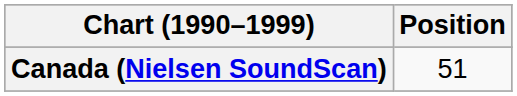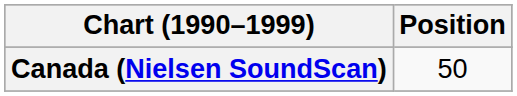(453, 68) 51 -> (453, 68) 50
